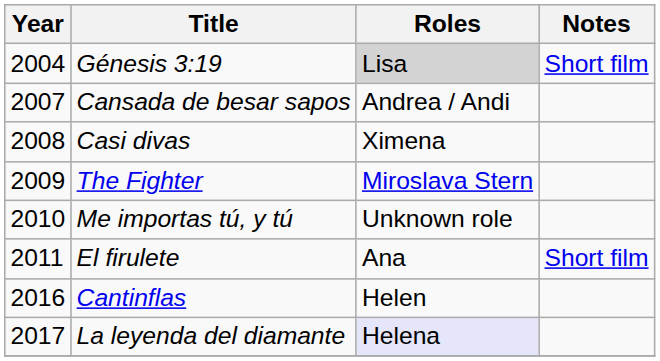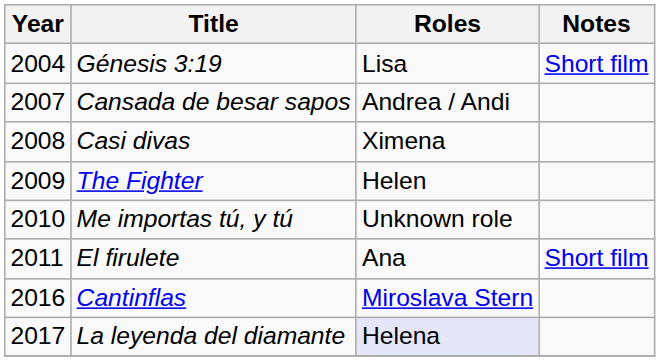(385, 63) lightgrey background -> (385, 63) no background
(448, 180) Miroslava Stern -> (394, 180) Helen
(394, 297) Helen -> (448, 297) Miroslava Stern
